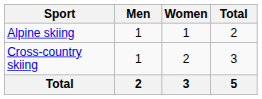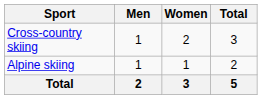rows swapped: (41, 33) <-> (44, 58)
